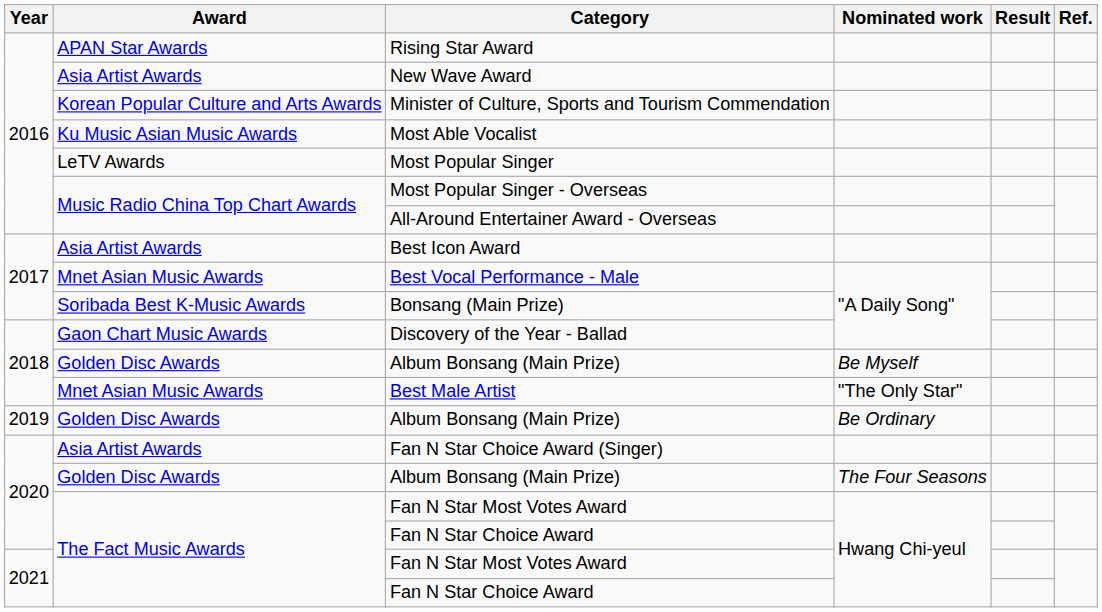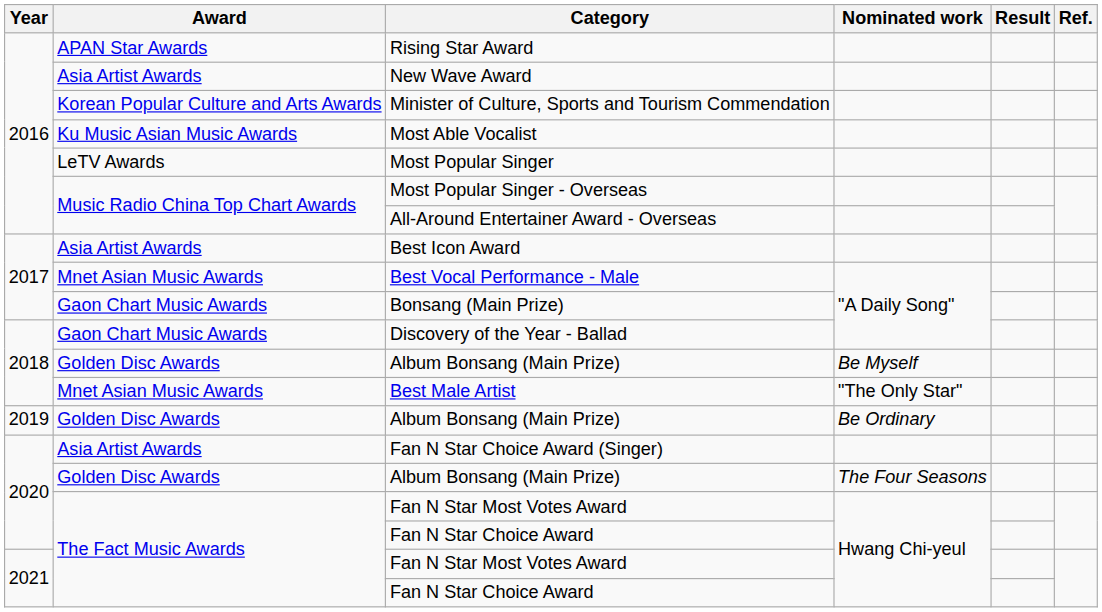(181, 305) Soribada Best K-Music Awards -> (162, 305) Gaon Chart Music Awards
